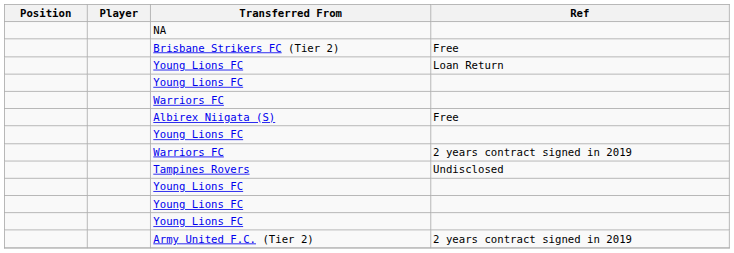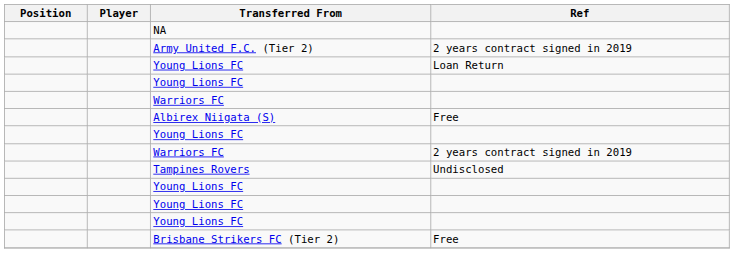rows swapped: (234, 239) <-> (246, 48)
